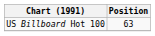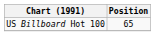(129, 24) 63 -> (129, 24) 65
